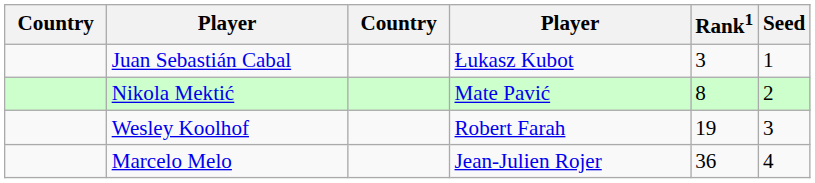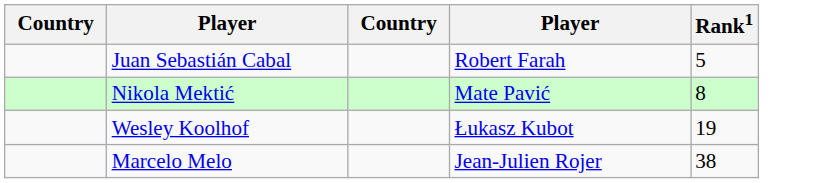- column: (784, 24)
(514, 60) Łukasz Kubot -> (510, 60) Robert Farah
(701, 60) 3 -> (701, 60) 5
(510, 127) Robert Farah -> (514, 127) Łukasz Kubot
(706, 160) 36 -> (706, 160) 38
